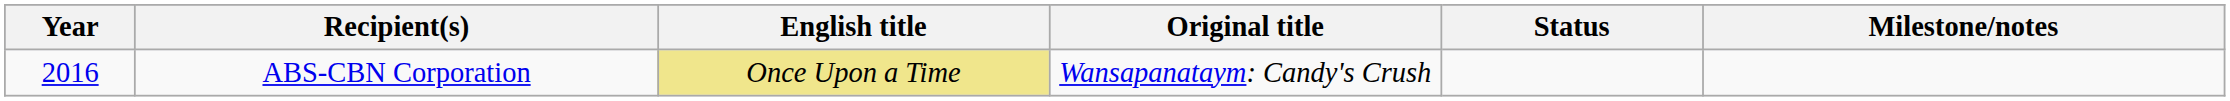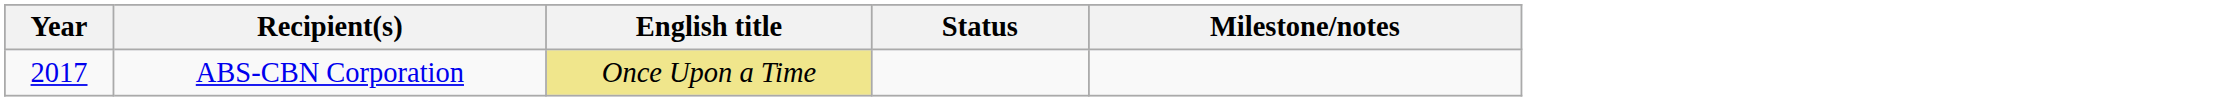- column: (1245, 27)
(70, 72) 2016 -> (59, 72) 2017
